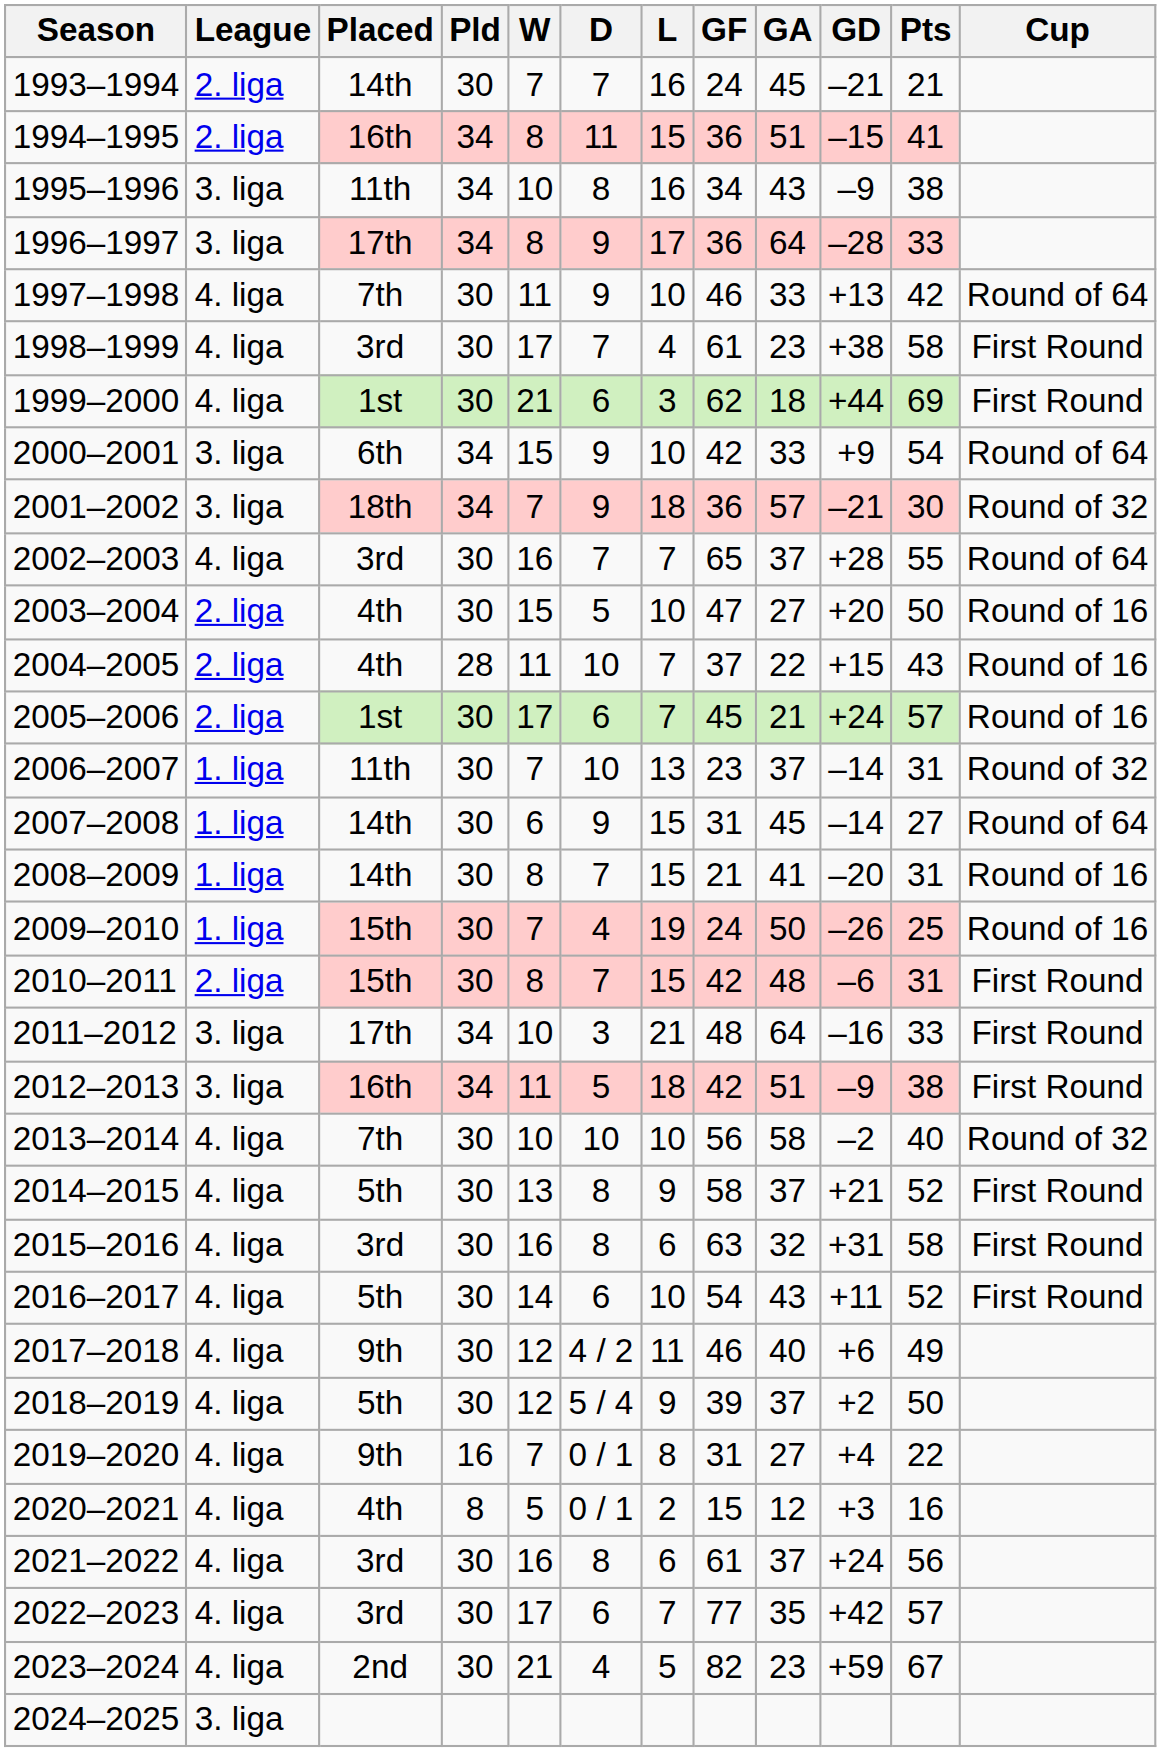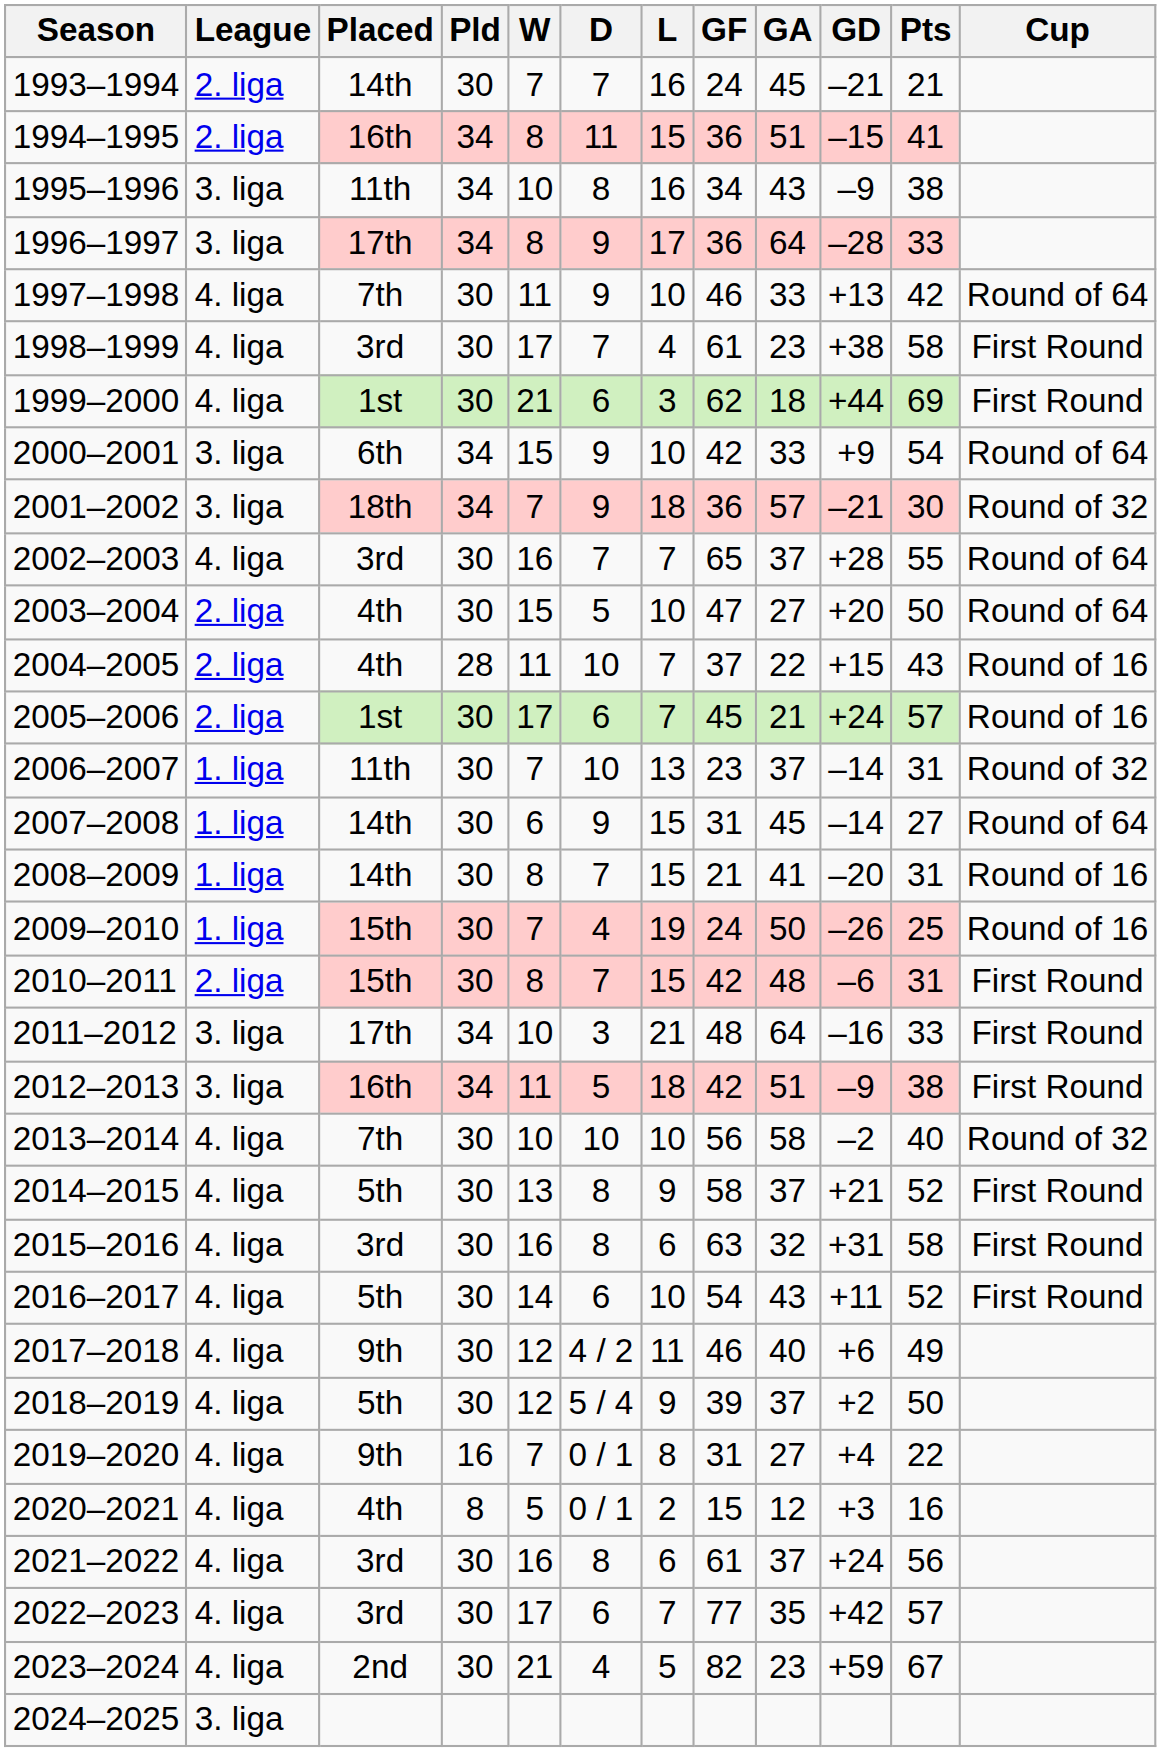(1058, 611) Round of 16 -> (1058, 611) Round of 64
